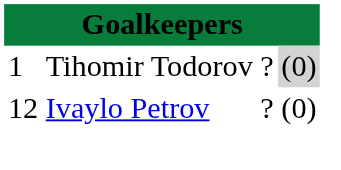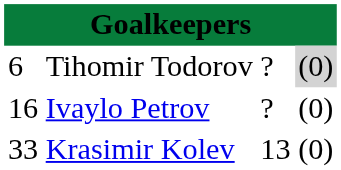(15, 66) 1 -> (15, 66) 6
(23, 107) 12 -> (23, 107) 16
+ row: (140, 149)
